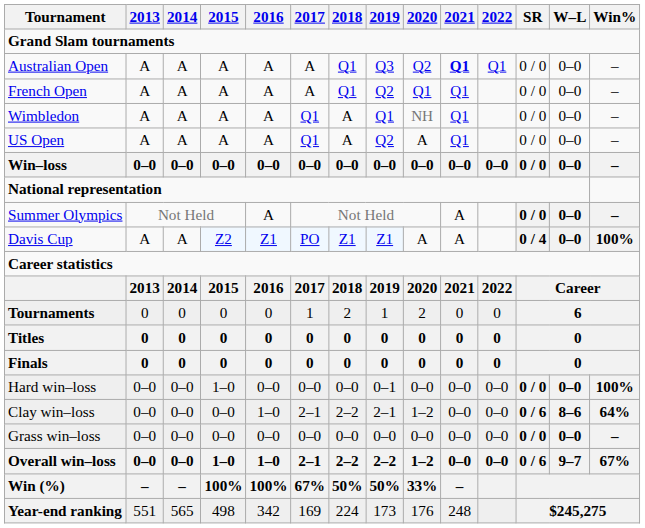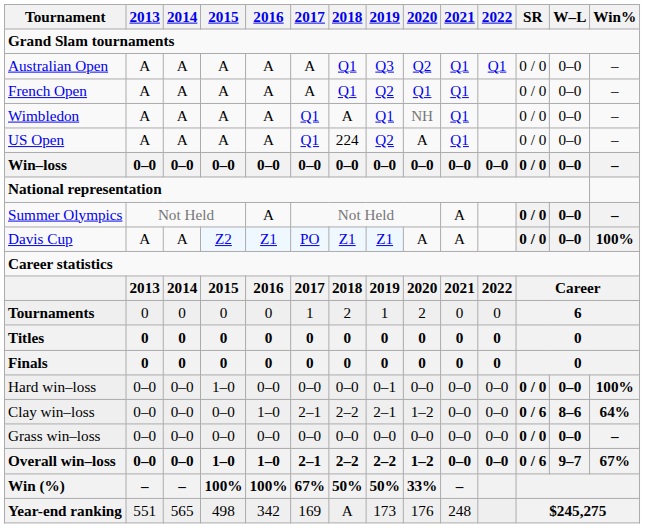(460, 65) bold -> (460, 65) normal
(347, 139) A -> (347, 139) 224
(533, 238) 0 / 4 -> (533, 238) 0 / 0
(347, 510) 224 -> (347, 510) A
